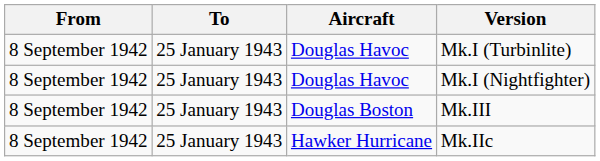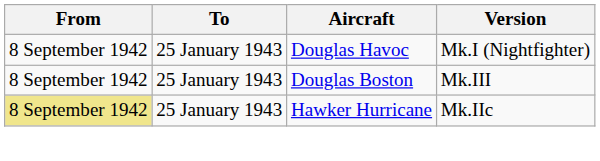- row: (506, 49)
(78, 140) no background -> (78, 110) khaki background
